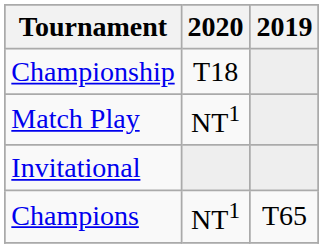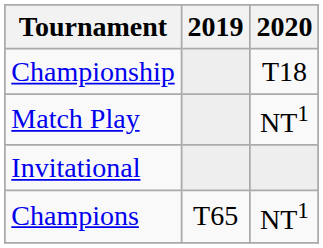columns swapped: (284, 26) <-> (216, 26)
